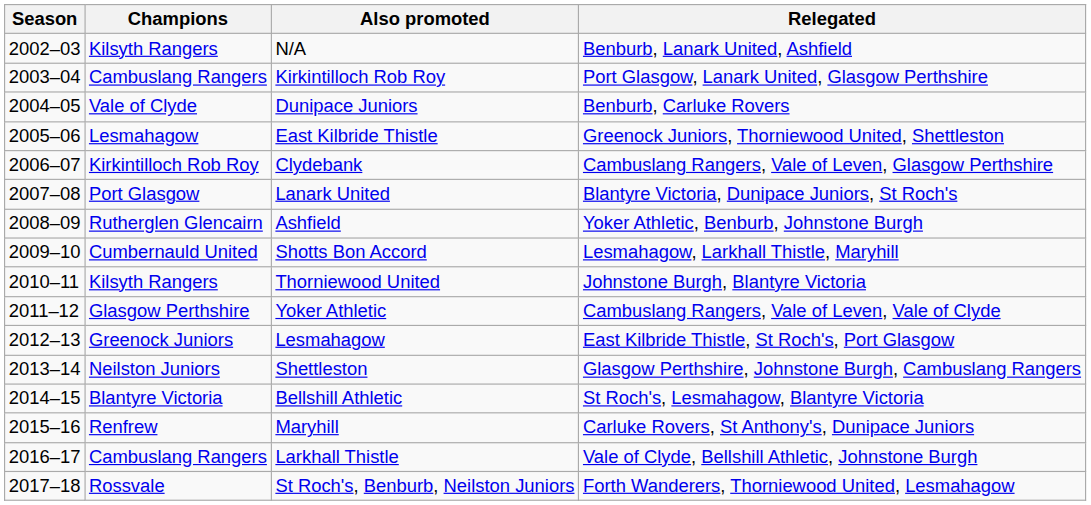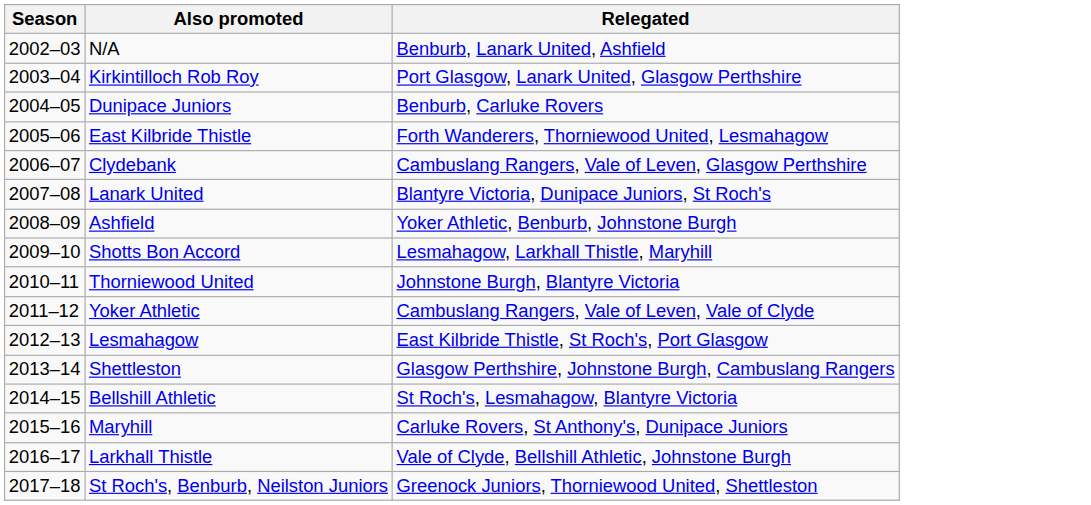- column: (178, 19)
(793, 135) Greenock Juniors, Thorniewood United, Shettleston -> (612, 135) Forth Wanderers, Thorniewood United, Lesmahagow
(799, 485) Forth Wanderers, Thorniewood United, Lesmahagow -> (607, 485) Greenock Juniors, Thorniewood United, Shettleston
